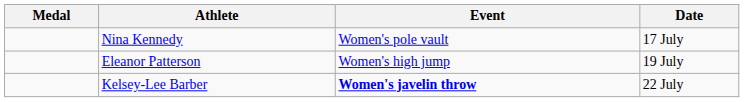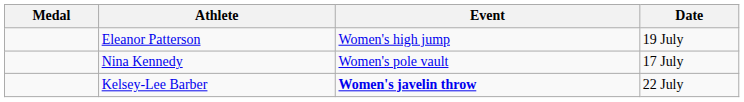rows swapped: (142, 39) <-> (151, 62)
